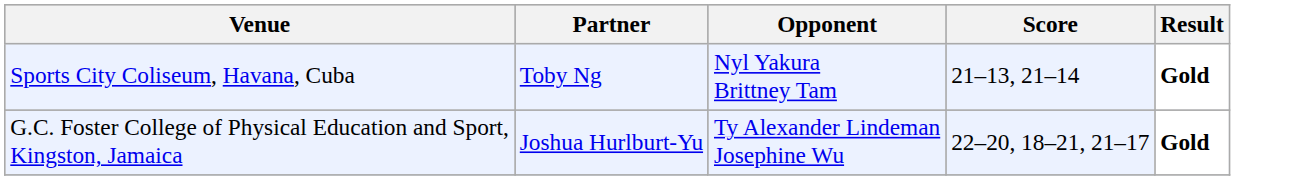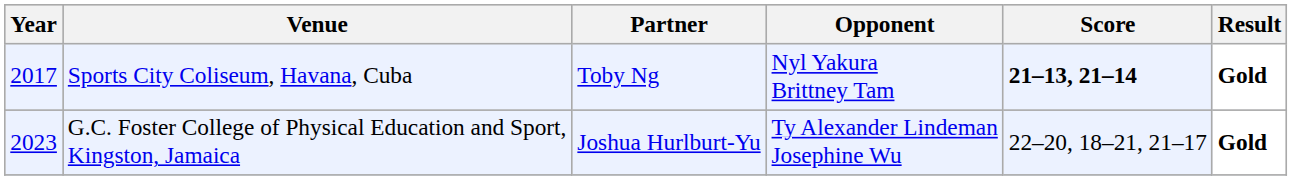+ column: (34, 24)
(1015, 76) normal -> (1073, 76) bold
